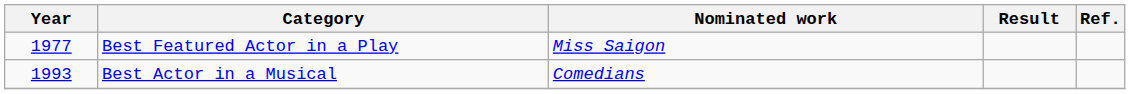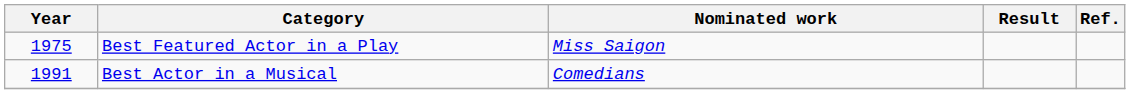(51, 46) 1977 -> (51, 46) 1975
(51, 74) 1993 -> (51, 74) 1991
